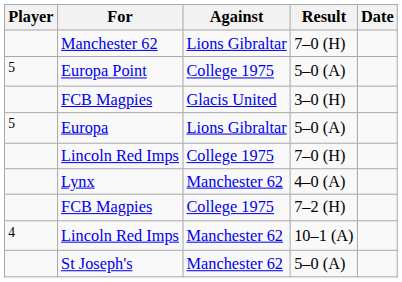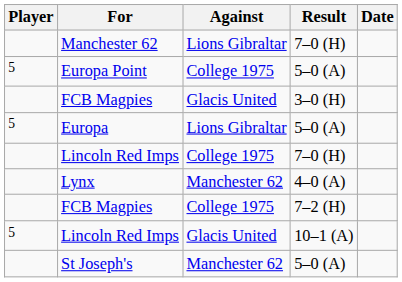(12, 232) 4 -> (12, 232) 5
(235, 235) Manchester 62 -> (232, 235) Glacis United
